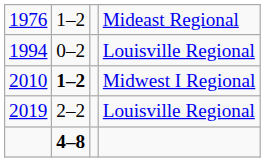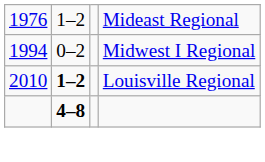(179, 50) Louisville Regional -> (179, 50) Midwest I Regional
(179, 80) Midwest I Regional -> (179, 80) Louisville Regional
- row: (28, 111)
